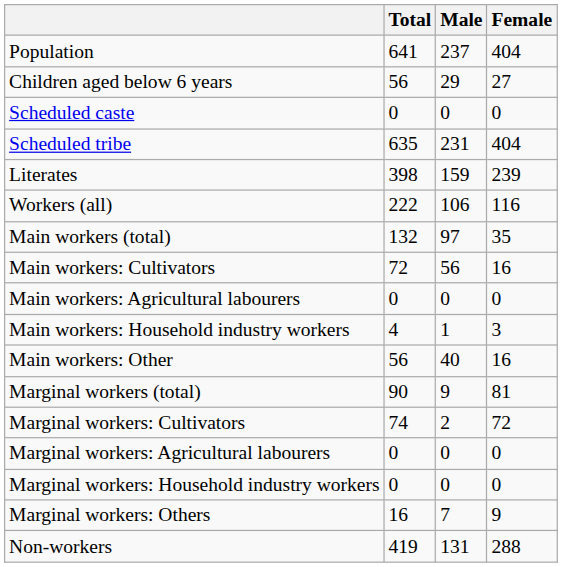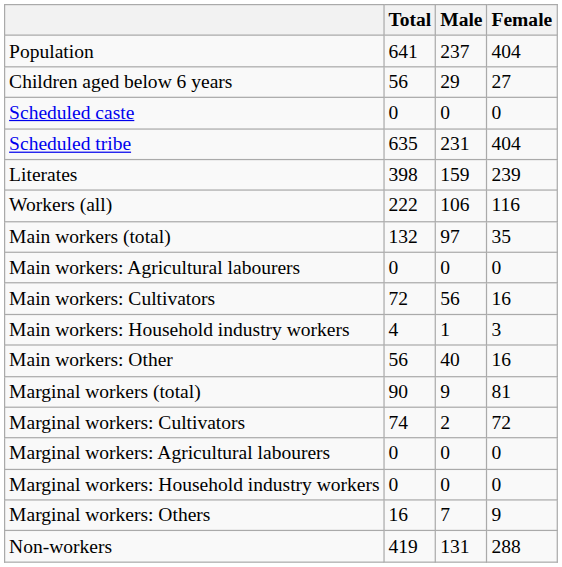rows swapped: (112, 267) <-> (155, 298)
